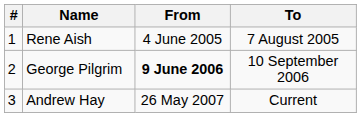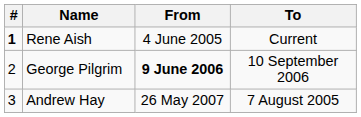(12, 38) normal -> (12, 38) bold
(293, 38) 7 August 2005 -> (293, 38) Current
(293, 100) Current -> (293, 100) 7 August 2005
